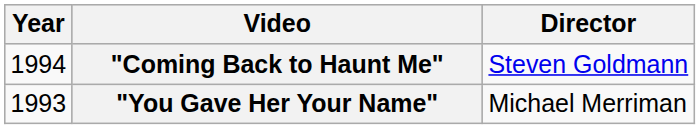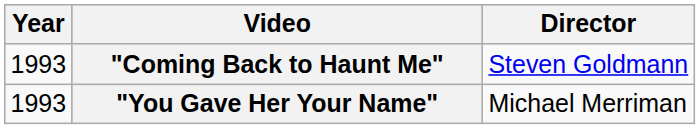(38, 63) 1994 -> (38, 63) 1993
